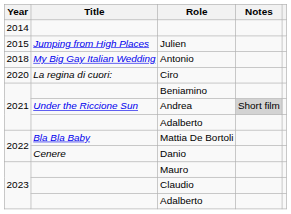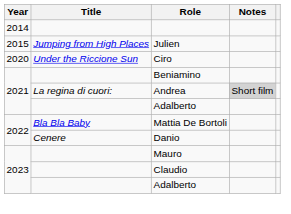- row: (18, 59)
(73, 75) La regina di cuori: -> (86, 59) Under the Riccione Sun
(86, 106) Under the Riccione Sun -> (73, 91) La regina di cuori:
